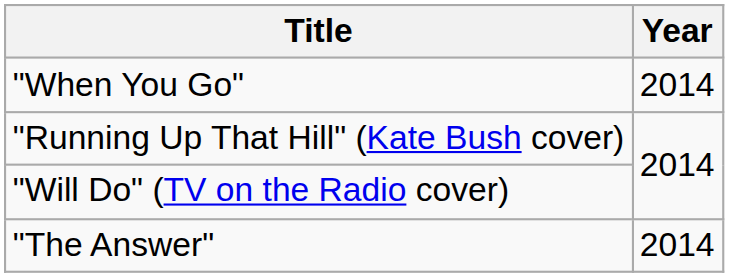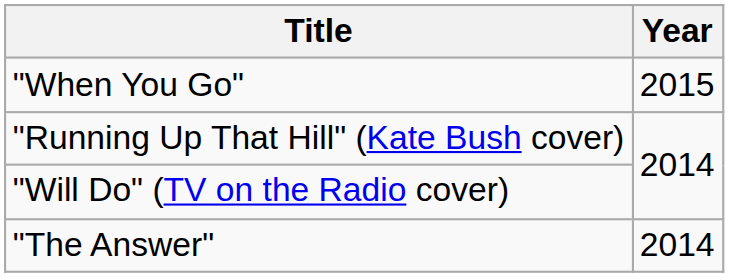(677, 84) 2014 -> (677, 84) 2015
